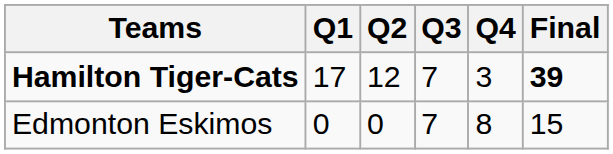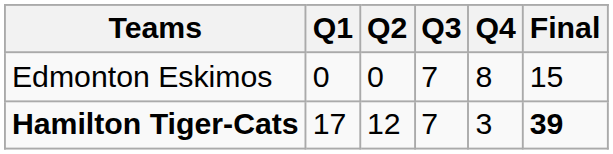rows swapped: (142, 124) <-> (155, 76)
